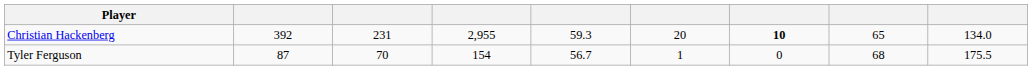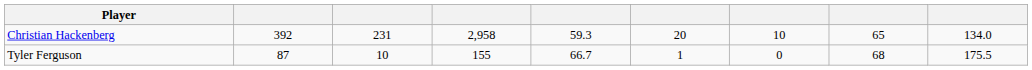(482, 35) 2,955 -> (482, 35) 2,958
(779, 35) bold -> (779, 35) normal
(382, 55) 70 -> (382, 55) 10
(482, 55) 154 -> (482, 55) 155
(581, 55) 56.7 -> (581, 55) 66.7
